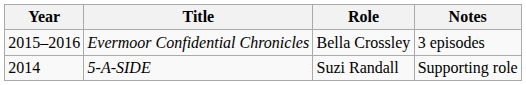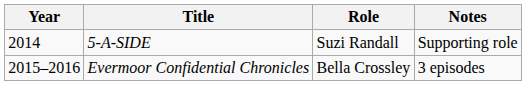rows swapped: (119, 67) <-> (198, 42)
